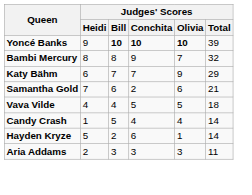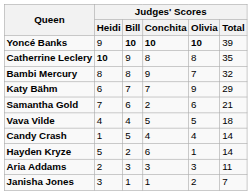+ row: (49, 58)
+ row: (40, 182)
